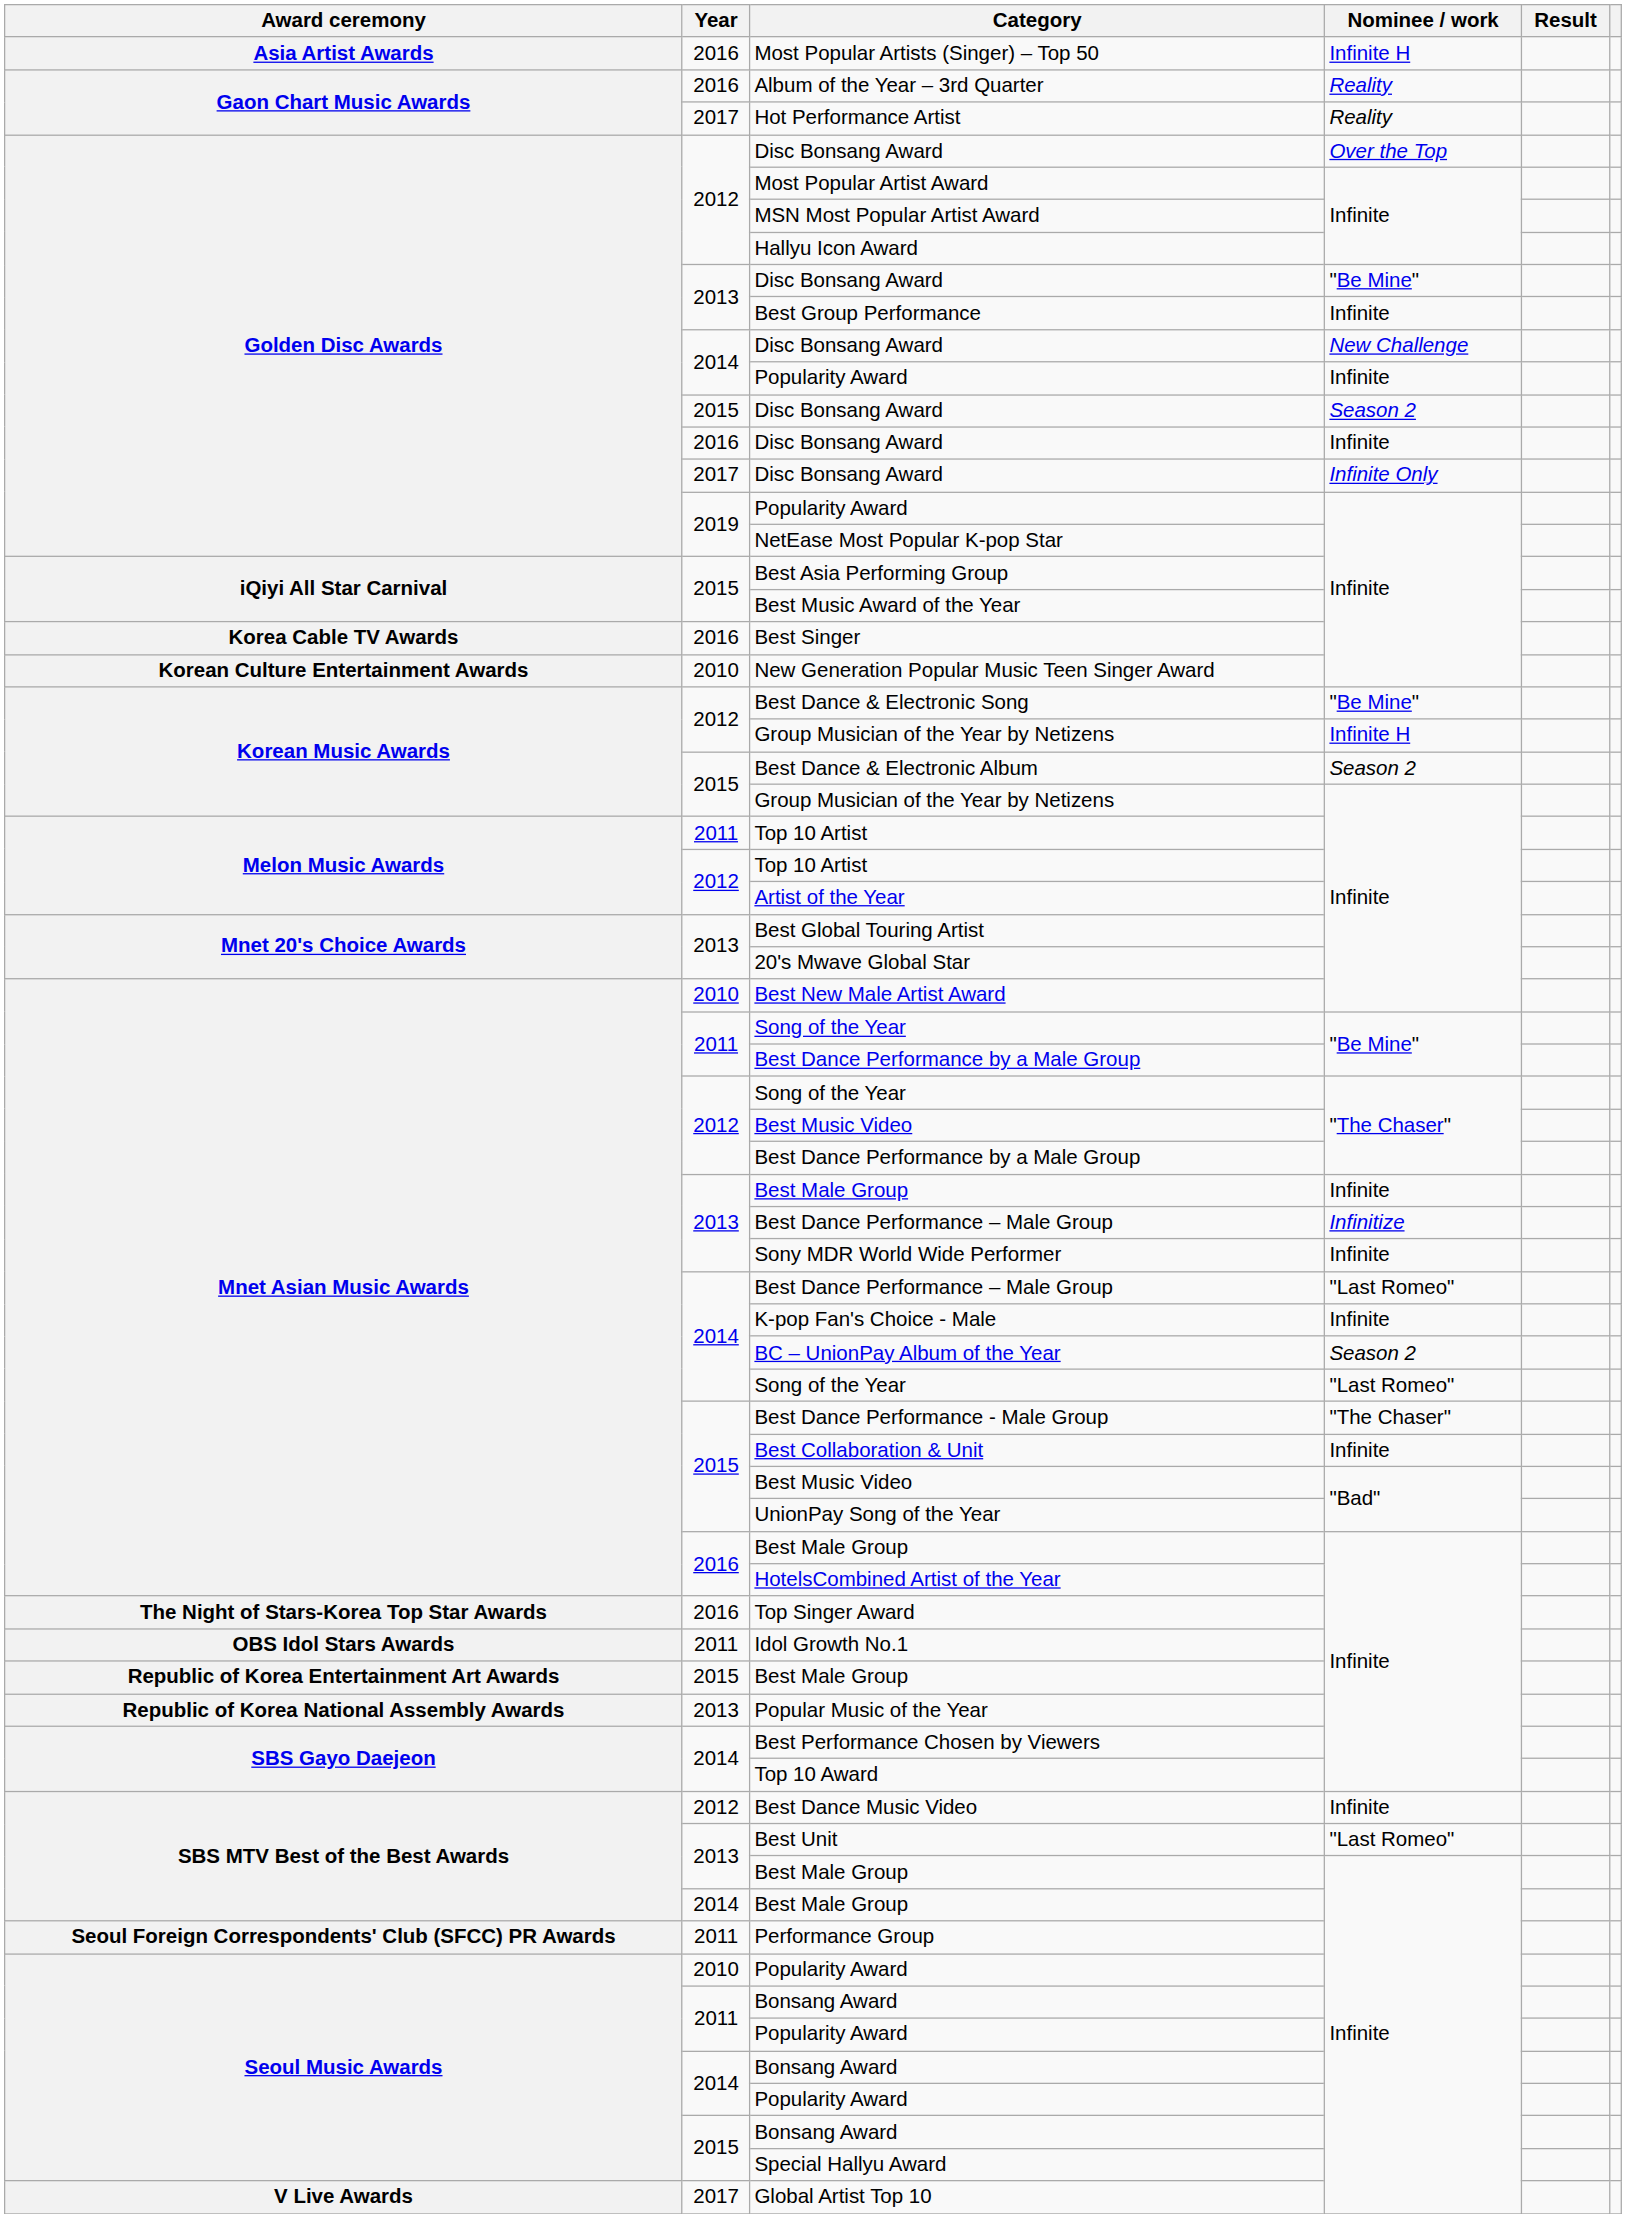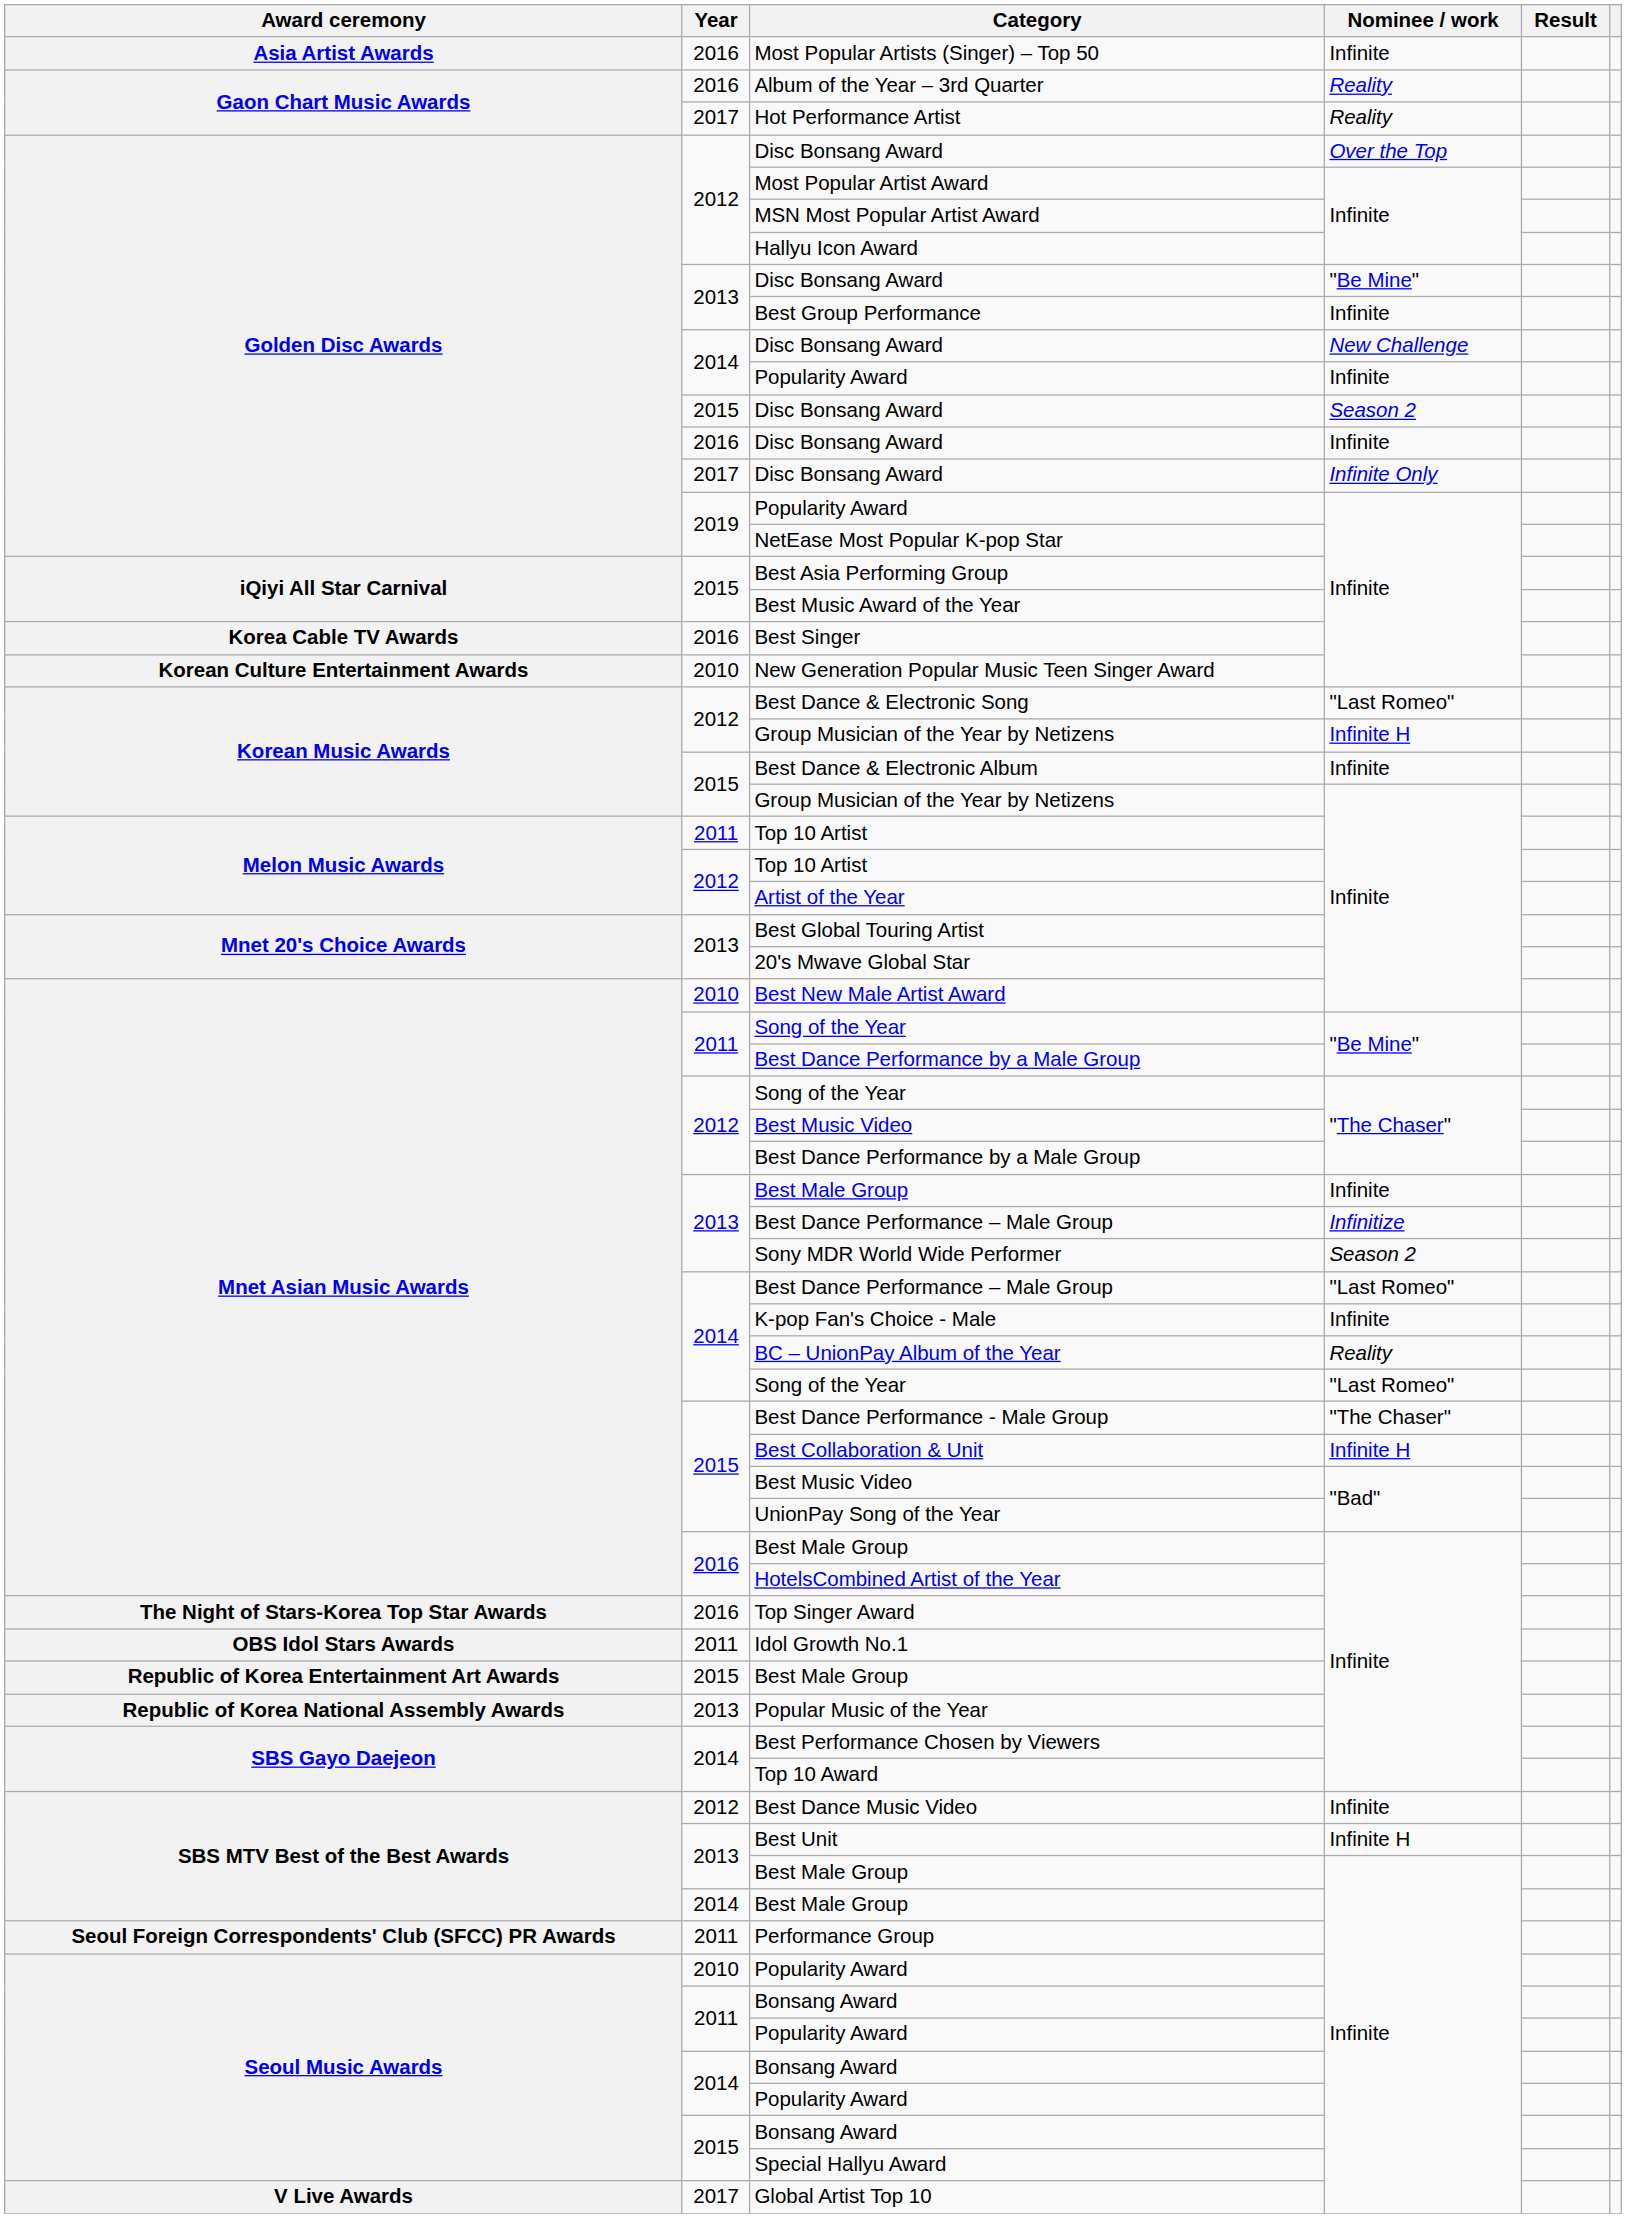(1370, 53) Infinite H -> (1360, 53) Infinite
(1374, 702) "Be Mine" -> (1392, 702) "Last Romeo"
(1373, 767) Season 2 -> (1360, 767) Infinite
(1360, 1254) Infinite -> (1373, 1254) Season 2
(1373, 1352) Season 2 -> (1361, 1352) Reality
(1360, 1449) Infinite -> (1370, 1449) Infinite H
(1392, 1839) "Last Romeo" -> (1370, 1839) Infinite H
